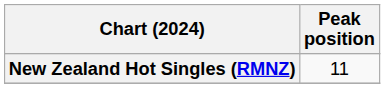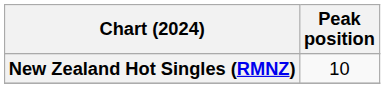(339, 68) 11 -> (339, 68) 10
